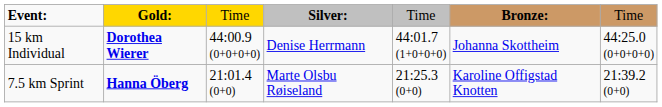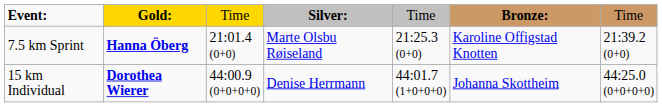rows swapped: (36, 45) <-> (46, 83)
